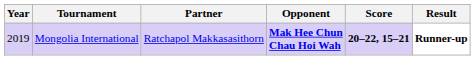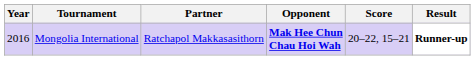(18, 39) 2019 -> (18, 39) 2016
(379, 39) bold -> (379, 39) normal
